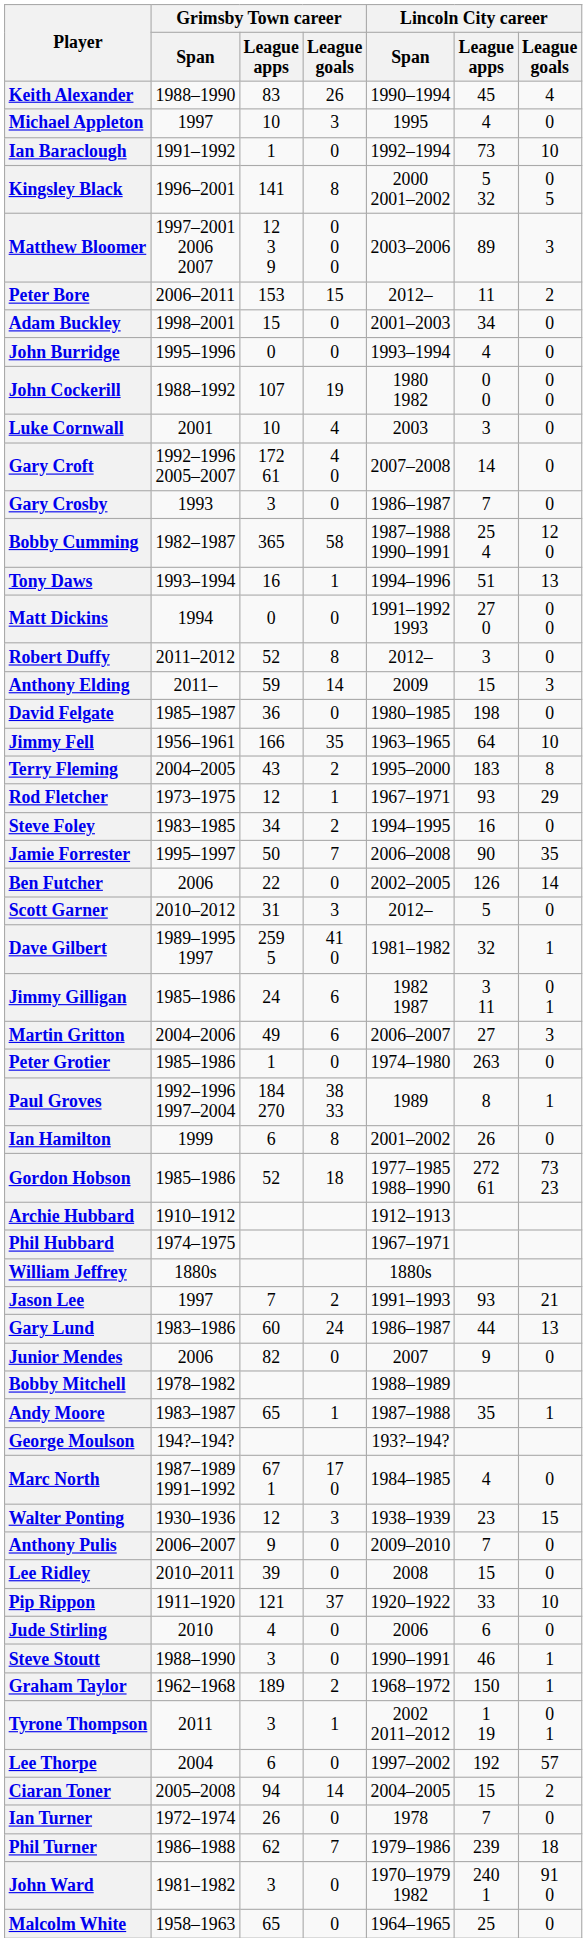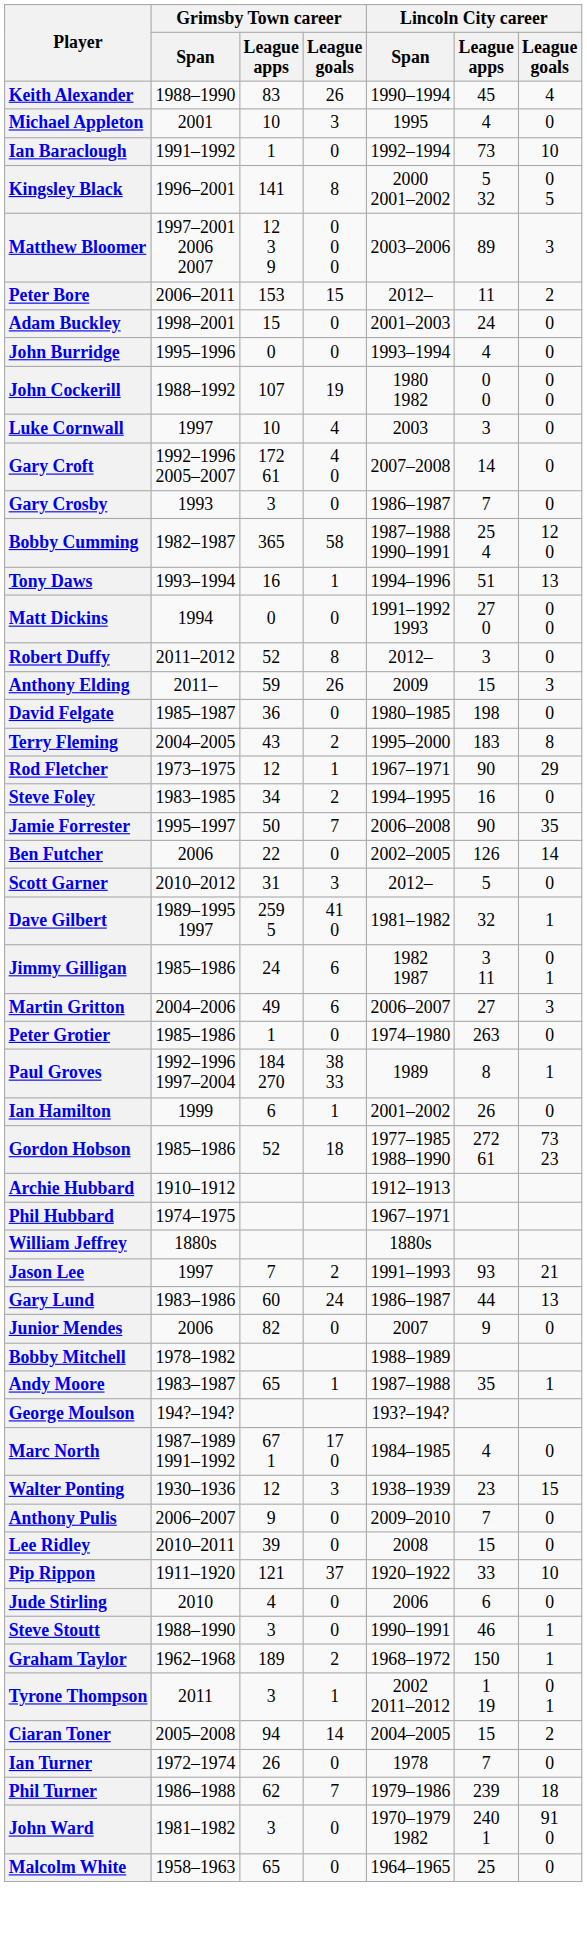(195, 123) 1997 -> (195, 123) 2001
(486, 323) 34 -> (486, 323) 24
(195, 428) 2001 -> (195, 428) 1997
(335, 685) 14 -> (335, 685) 26
- row: (51, 741)
(486, 798) 93 -> (486, 769) 90
(335, 1139) 8 -> (335, 1111) 1
- row: (53, 1762)
